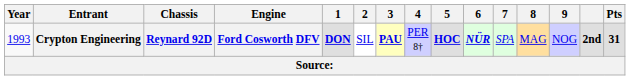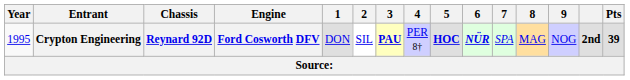(19, 39) 1993 -> (19, 39) 1995
(338, 39) bold -> (338, 39) normal
(614, 39) 31 -> (614, 39) 39
